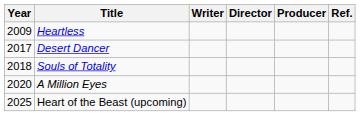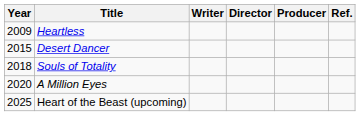(19, 48) 2017 -> (19, 48) 2015
